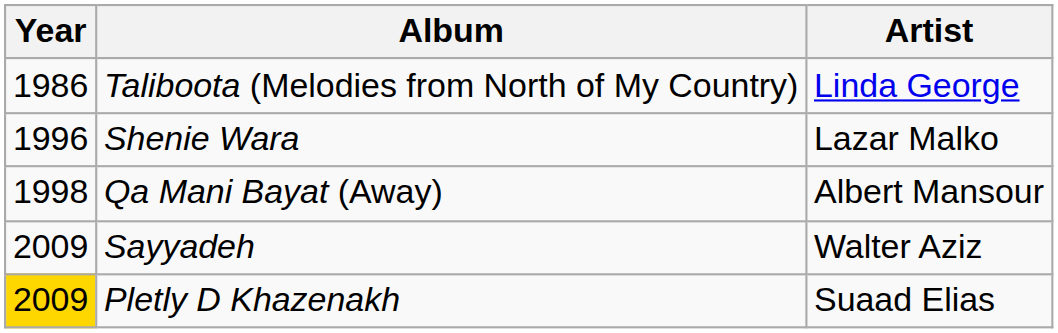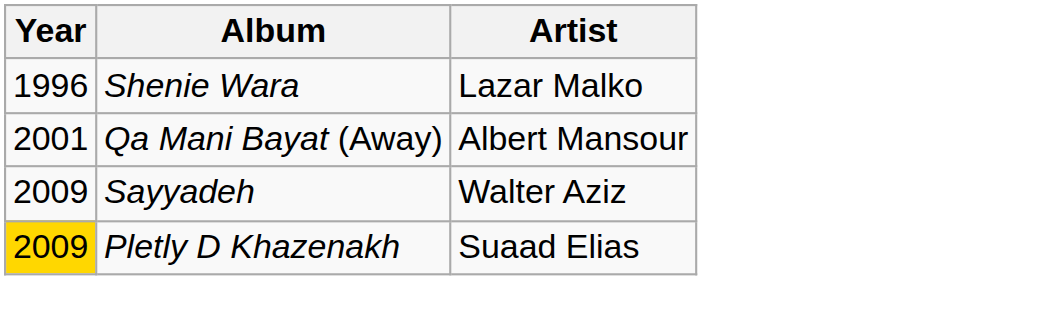- row: (451, 85)
(51, 192) 1998 -> (51, 138) 2001
